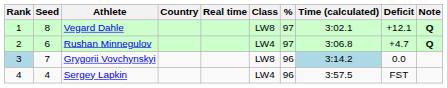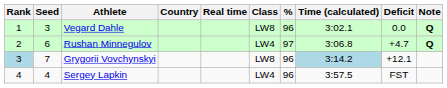(47, 28) 8 -> (47, 28) 3
(288, 28) 97 -> (288, 28) 96
(399, 28) +12.1 -> (399, 28) 0.0
(399, 59) 0.0 -> (399, 59) +12.1
